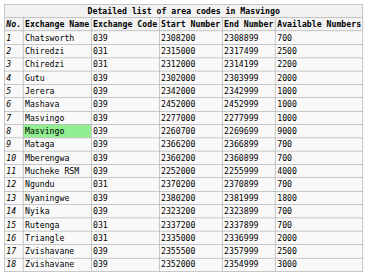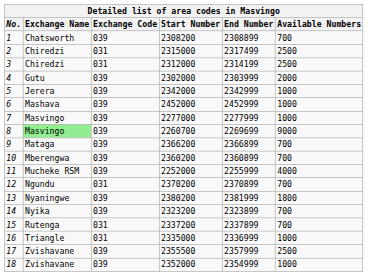(287, 64) 2200 -> (287, 64) 2500
(287, 238) 2000 -> (287, 238) 1000
(287, 265) 3000 -> (287, 265) 1000
